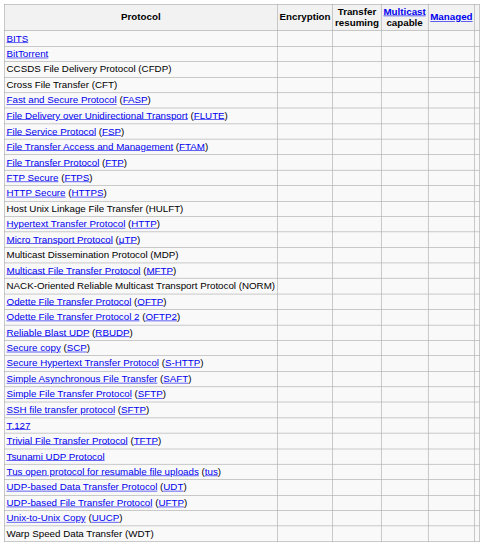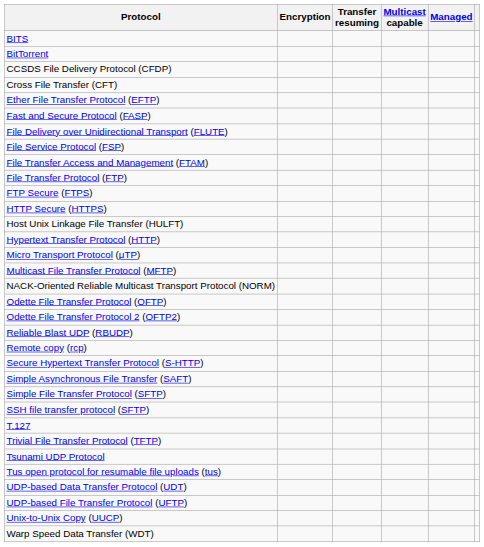+ row: (83, 100)
- row: (93, 255)
+ row: (47, 348)
- row: (48, 348)
